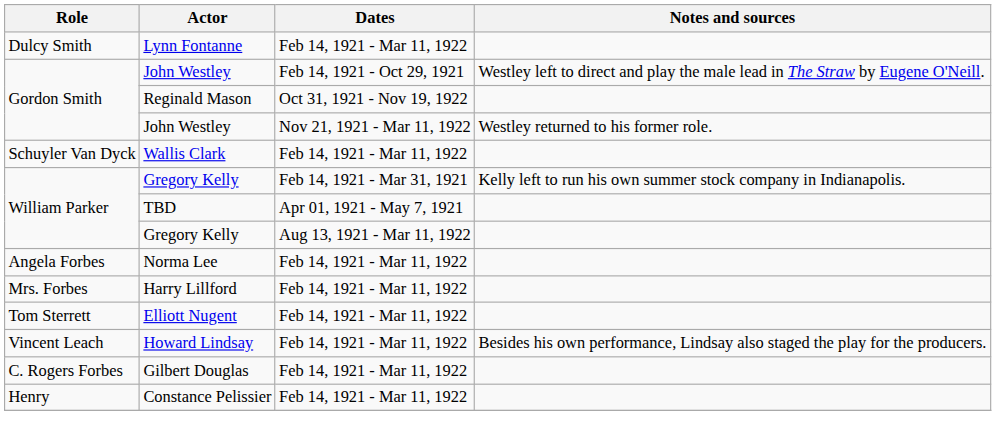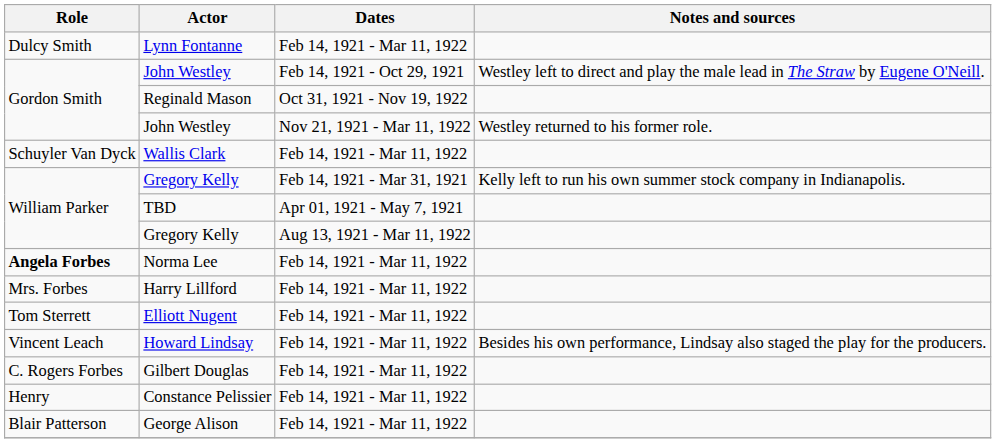(56, 262) normal -> (59, 262) bold
+ row: (191, 424)
